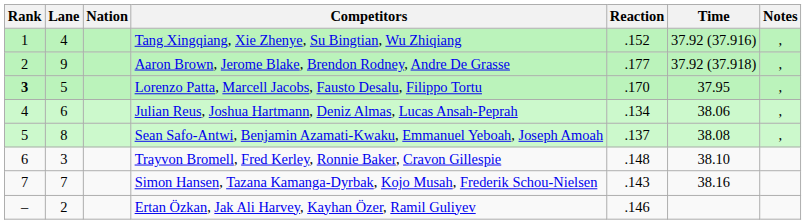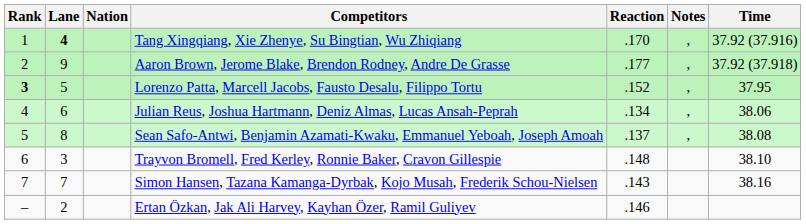columns swapped: (714, 16) <-> (780, 16)
(64, 40) normal -> (64, 40) bold
(637, 40) .152 -> (637, 40) .170
(637, 88) .170 -> (637, 88) .152
